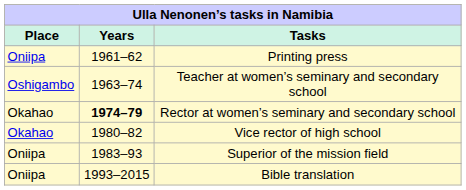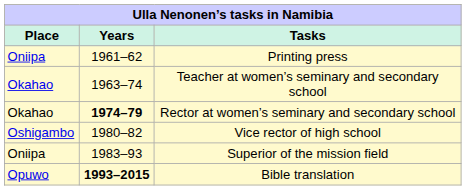(41, 84) Oshigambo -> (30, 84) Okahao
(30, 133) Okahao -> (41, 133) Oshigambo
(26, 174) Oniipa -> (28, 174) Opuwo
(117, 174) normal -> (117, 174) bold
